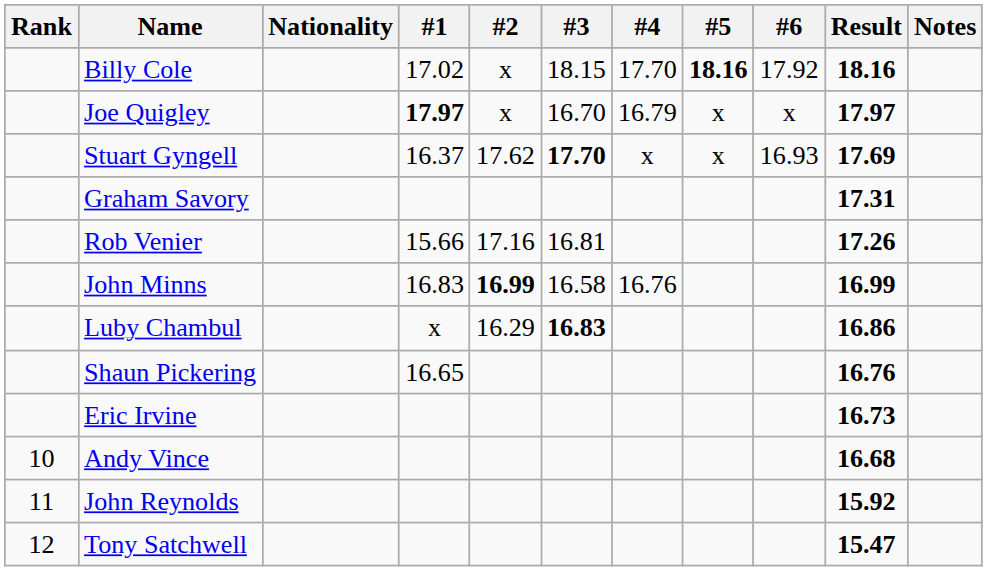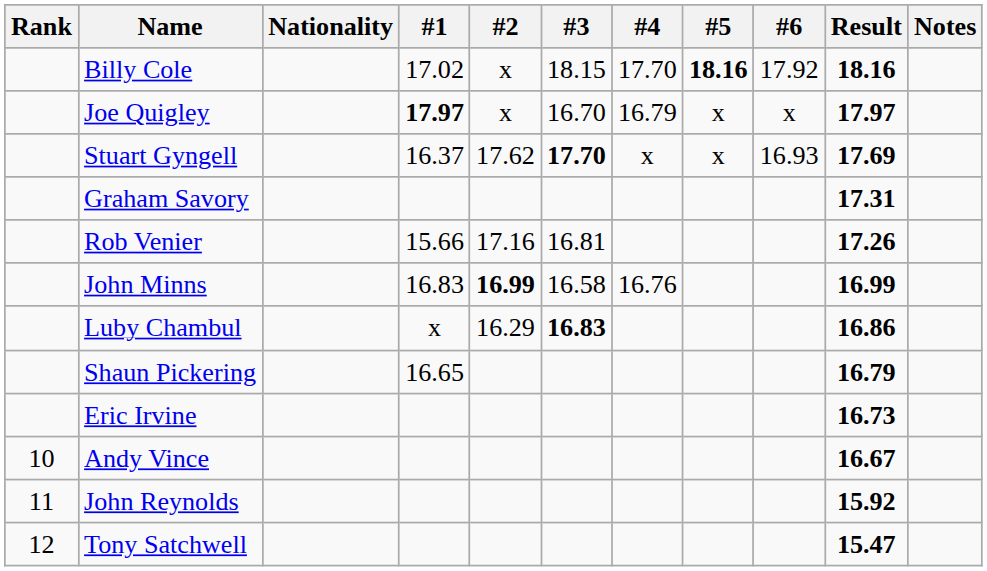(866, 371) 16.76 -> (866, 371) 16.79
(866, 457) 16.68 -> (866, 457) 16.67
